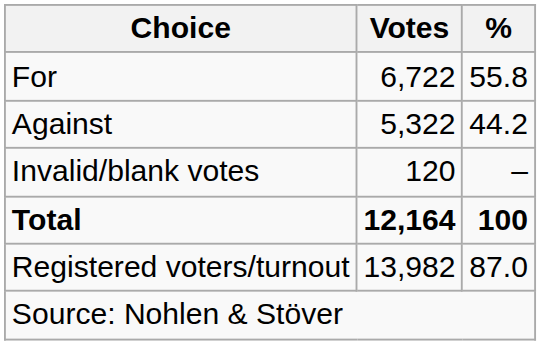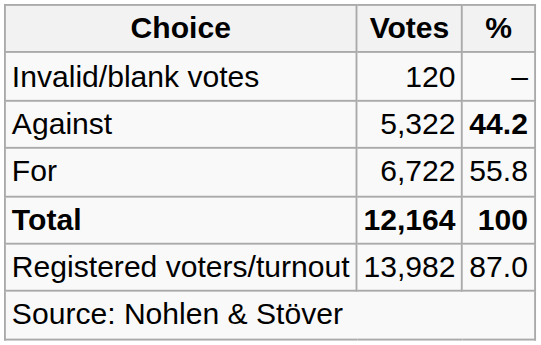rows swapped: (34, 76) <-> (136, 171)
(499, 123) normal -> (499, 123) bold
